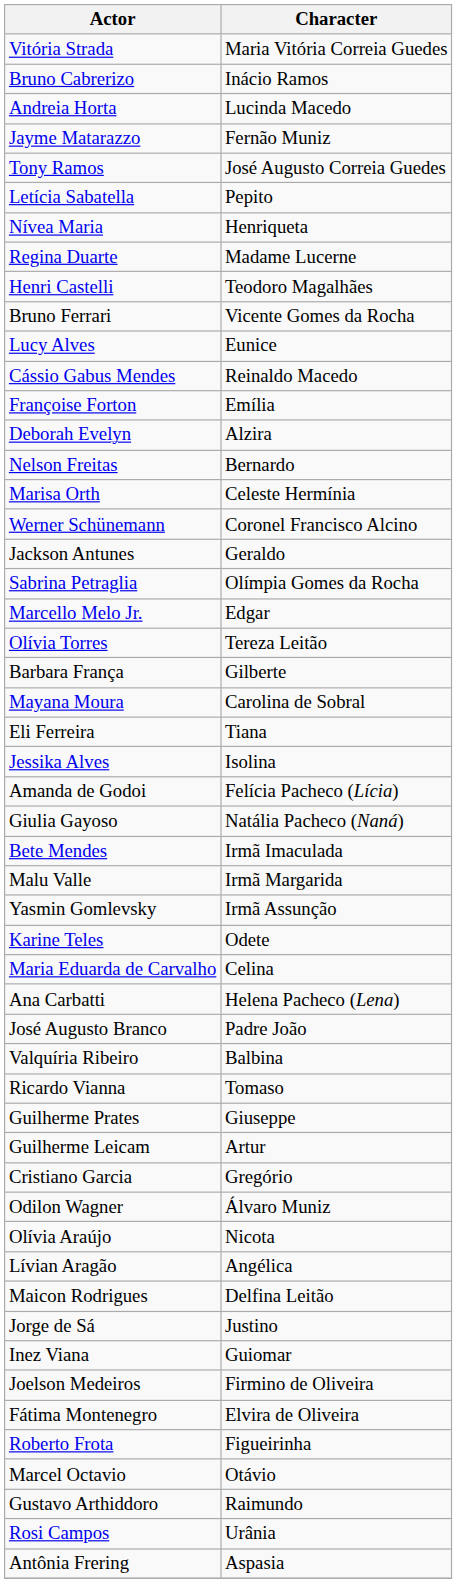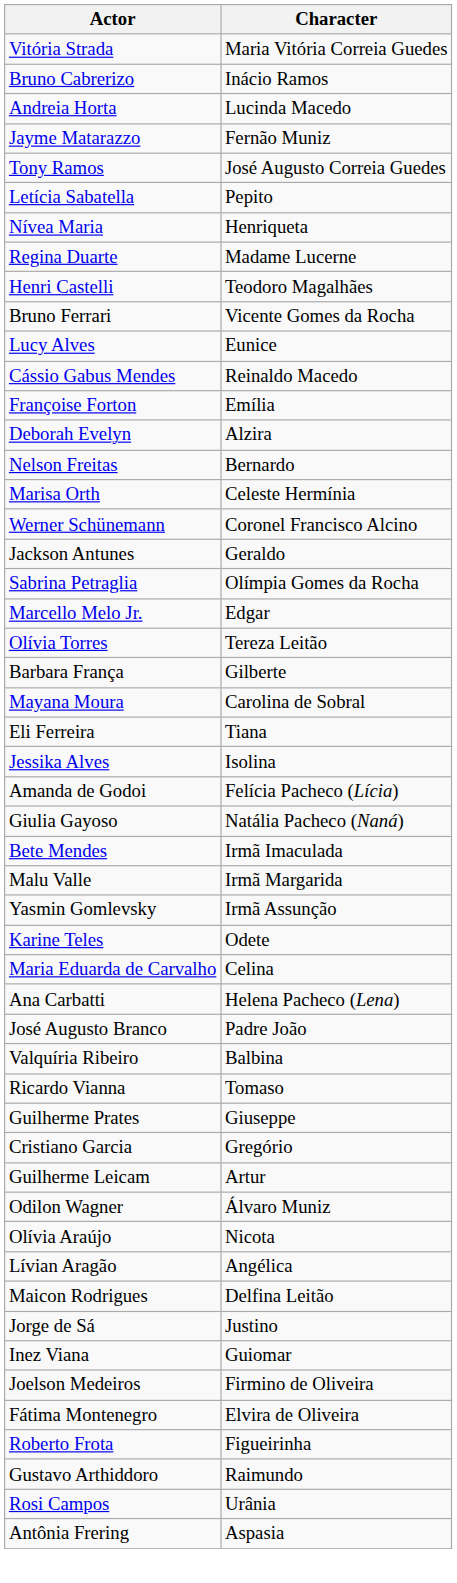rows swapped: (79, 1147) <-> (70, 1177)
- row: (67, 1474)
